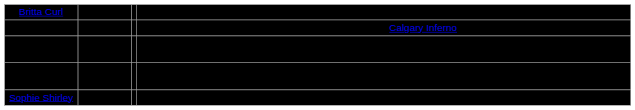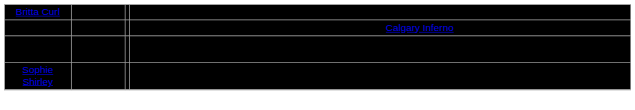- row: (41, 76)
